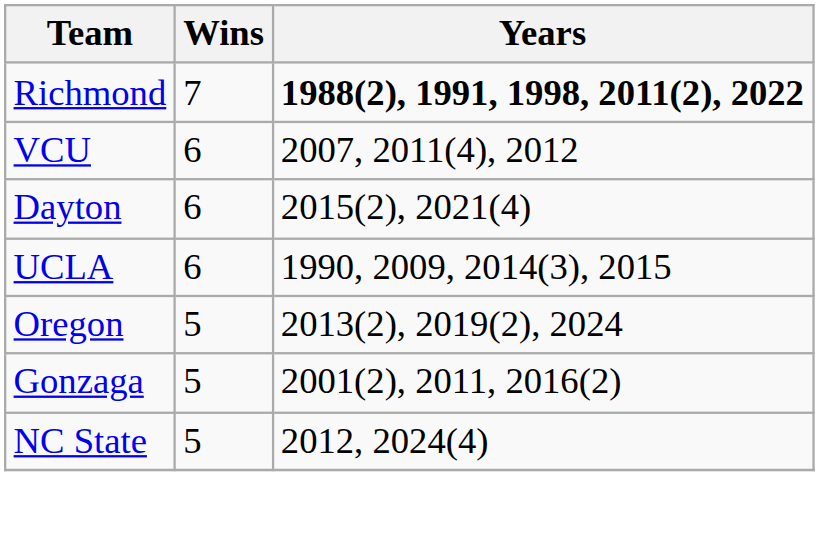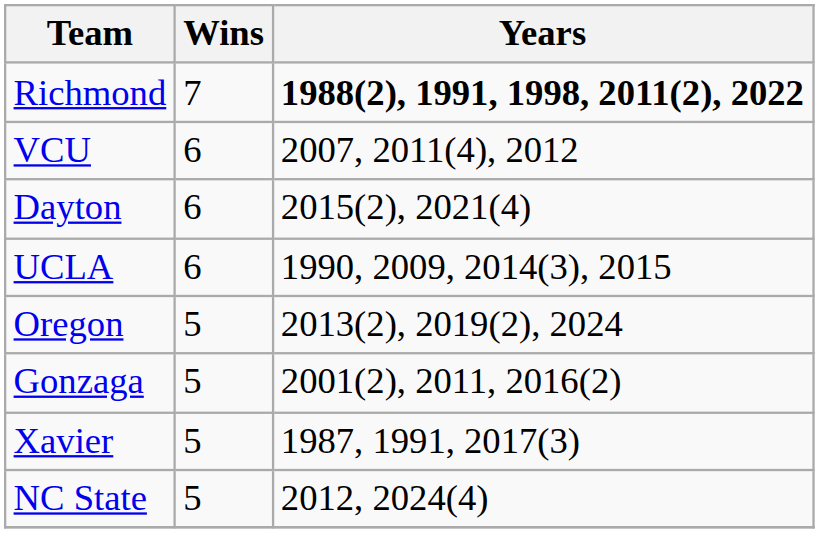+ row: (63, 440)
